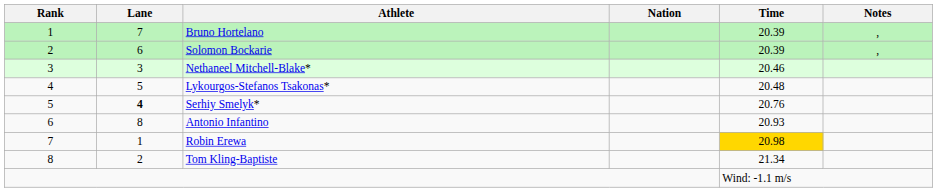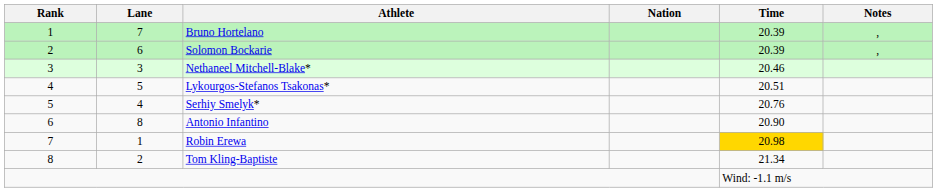(771, 86) 20.48 -> (771, 86) 20.51
(140, 104) bold -> (140, 104) normal
(771, 123) 20.93 -> (771, 123) 20.90
